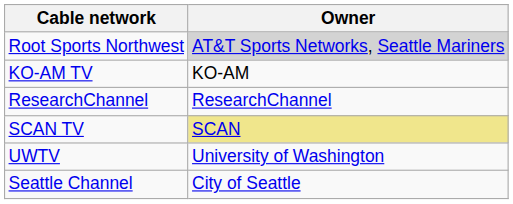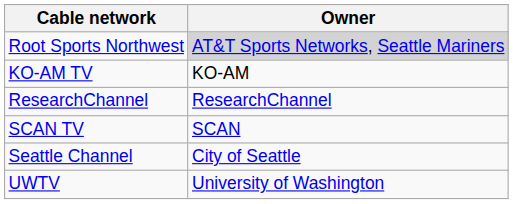(216, 128) khaki background -> (216, 128) no background
rows swapped: (71, 184) <-> (34, 156)
